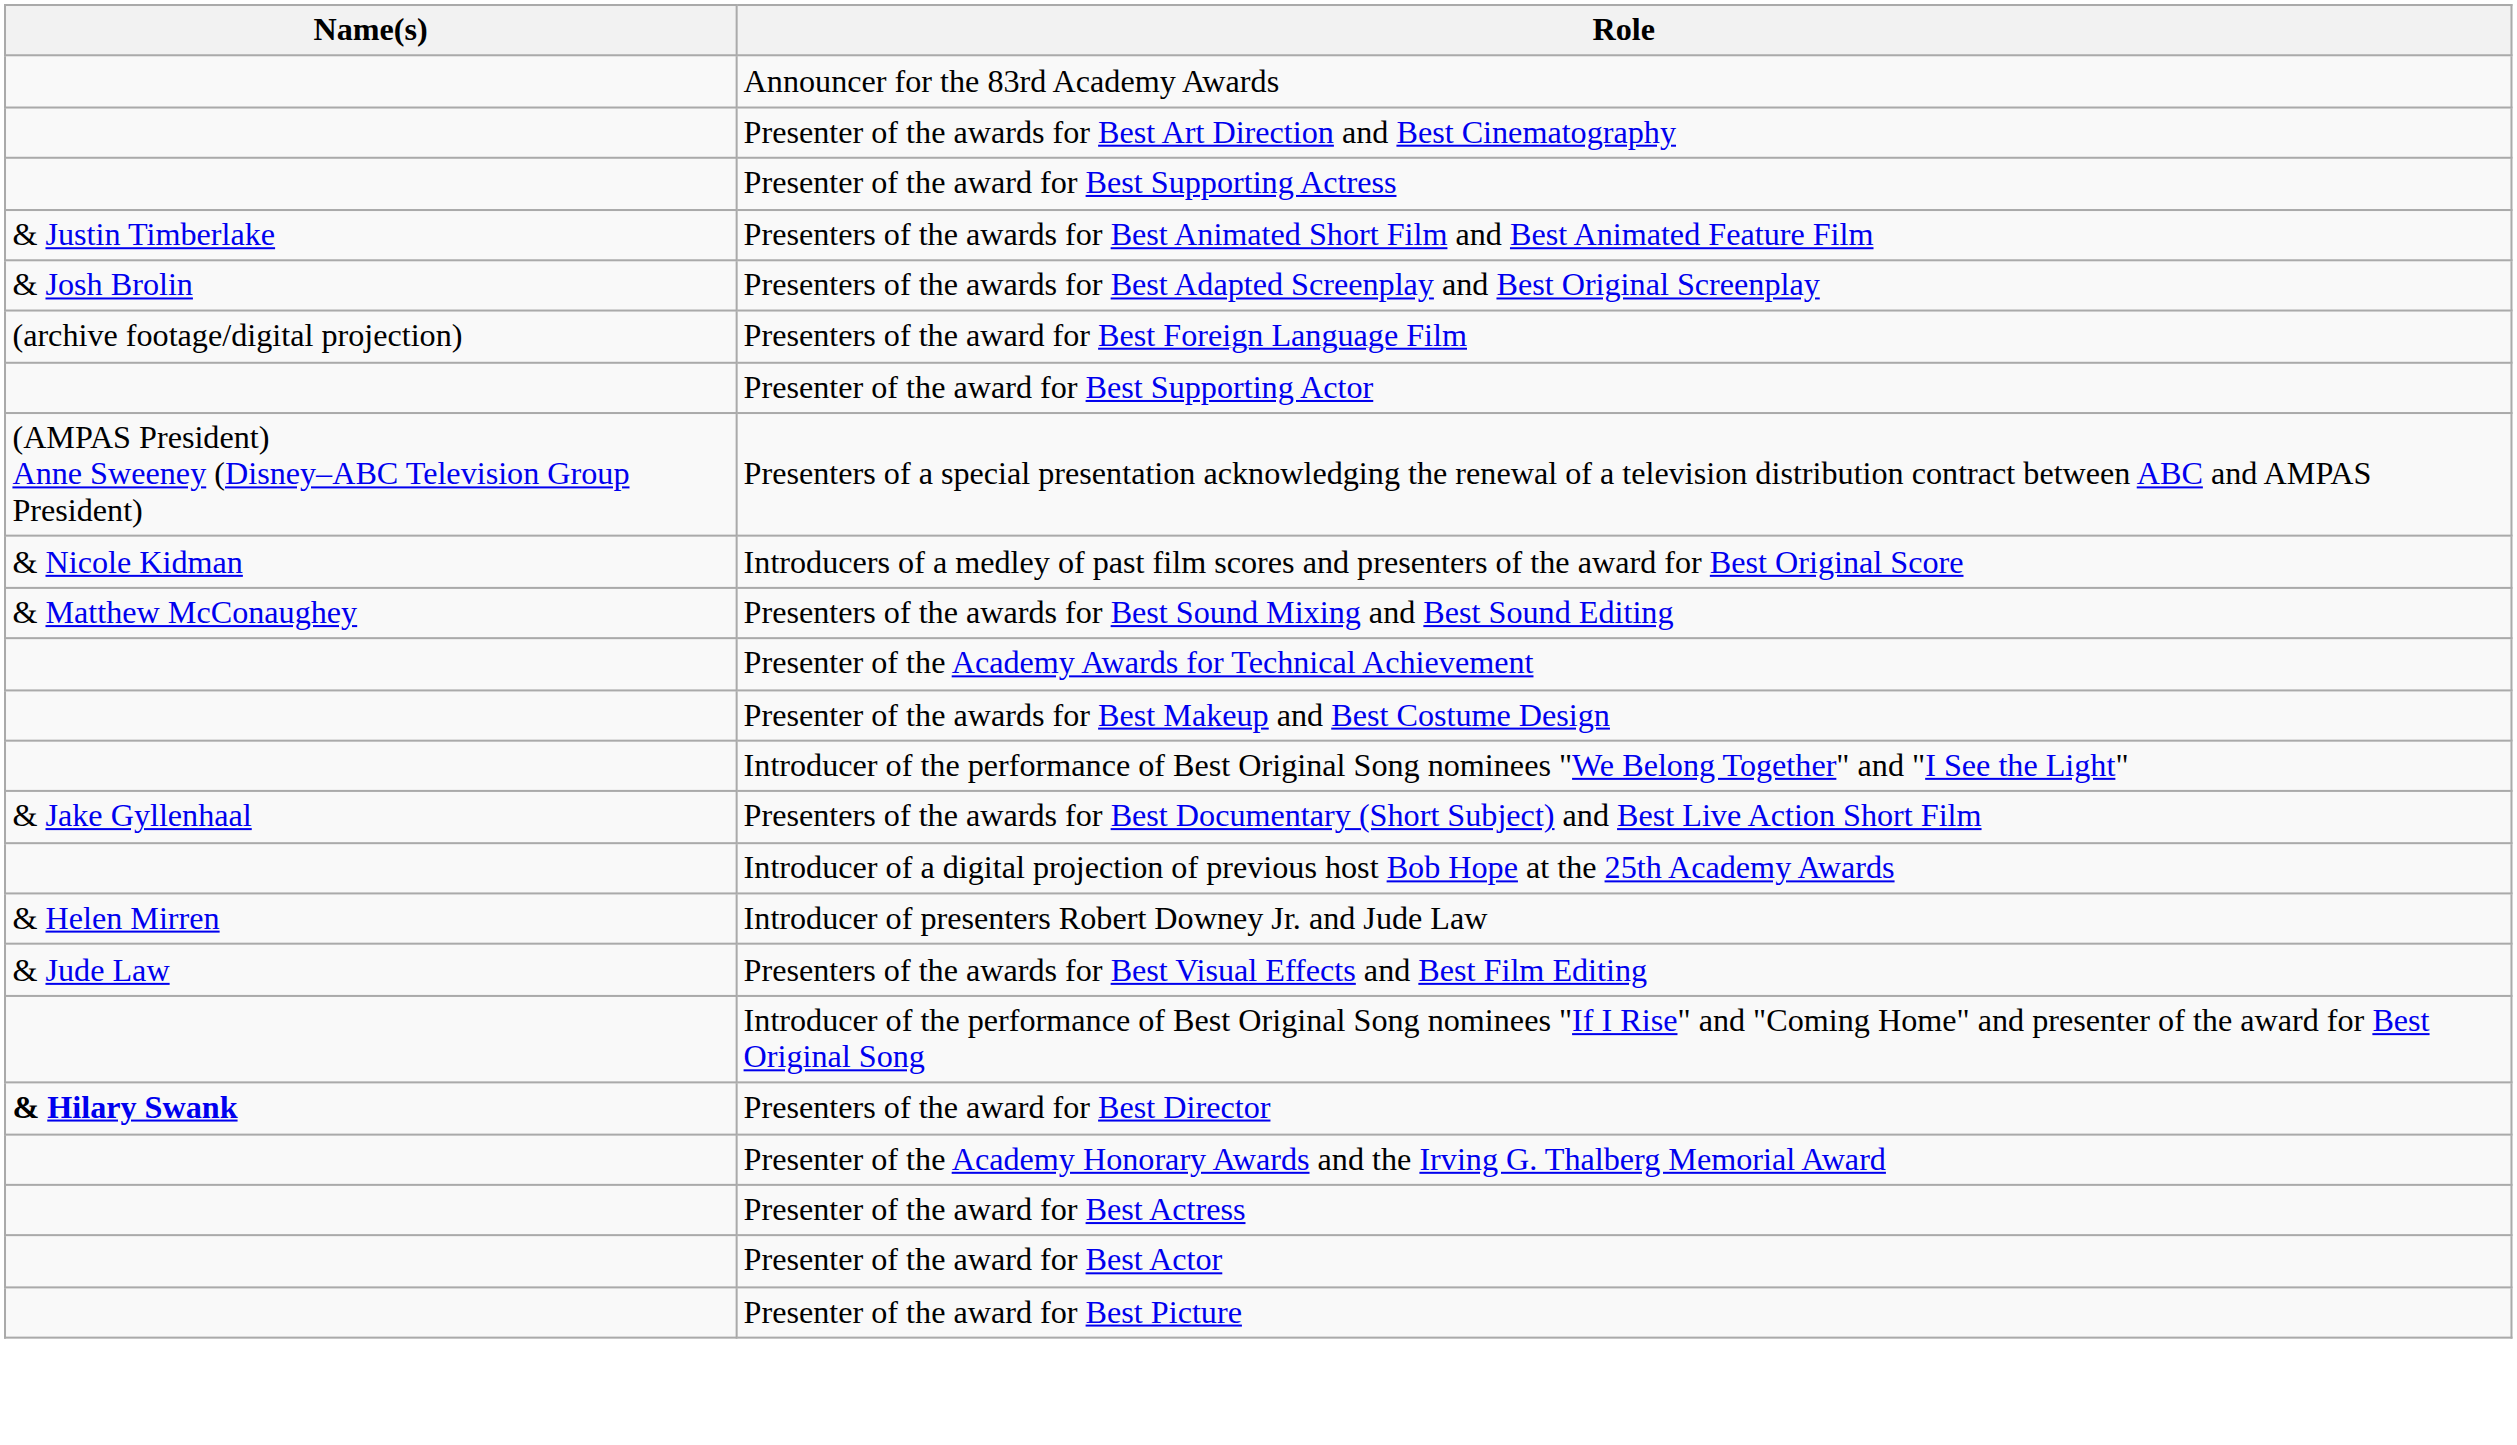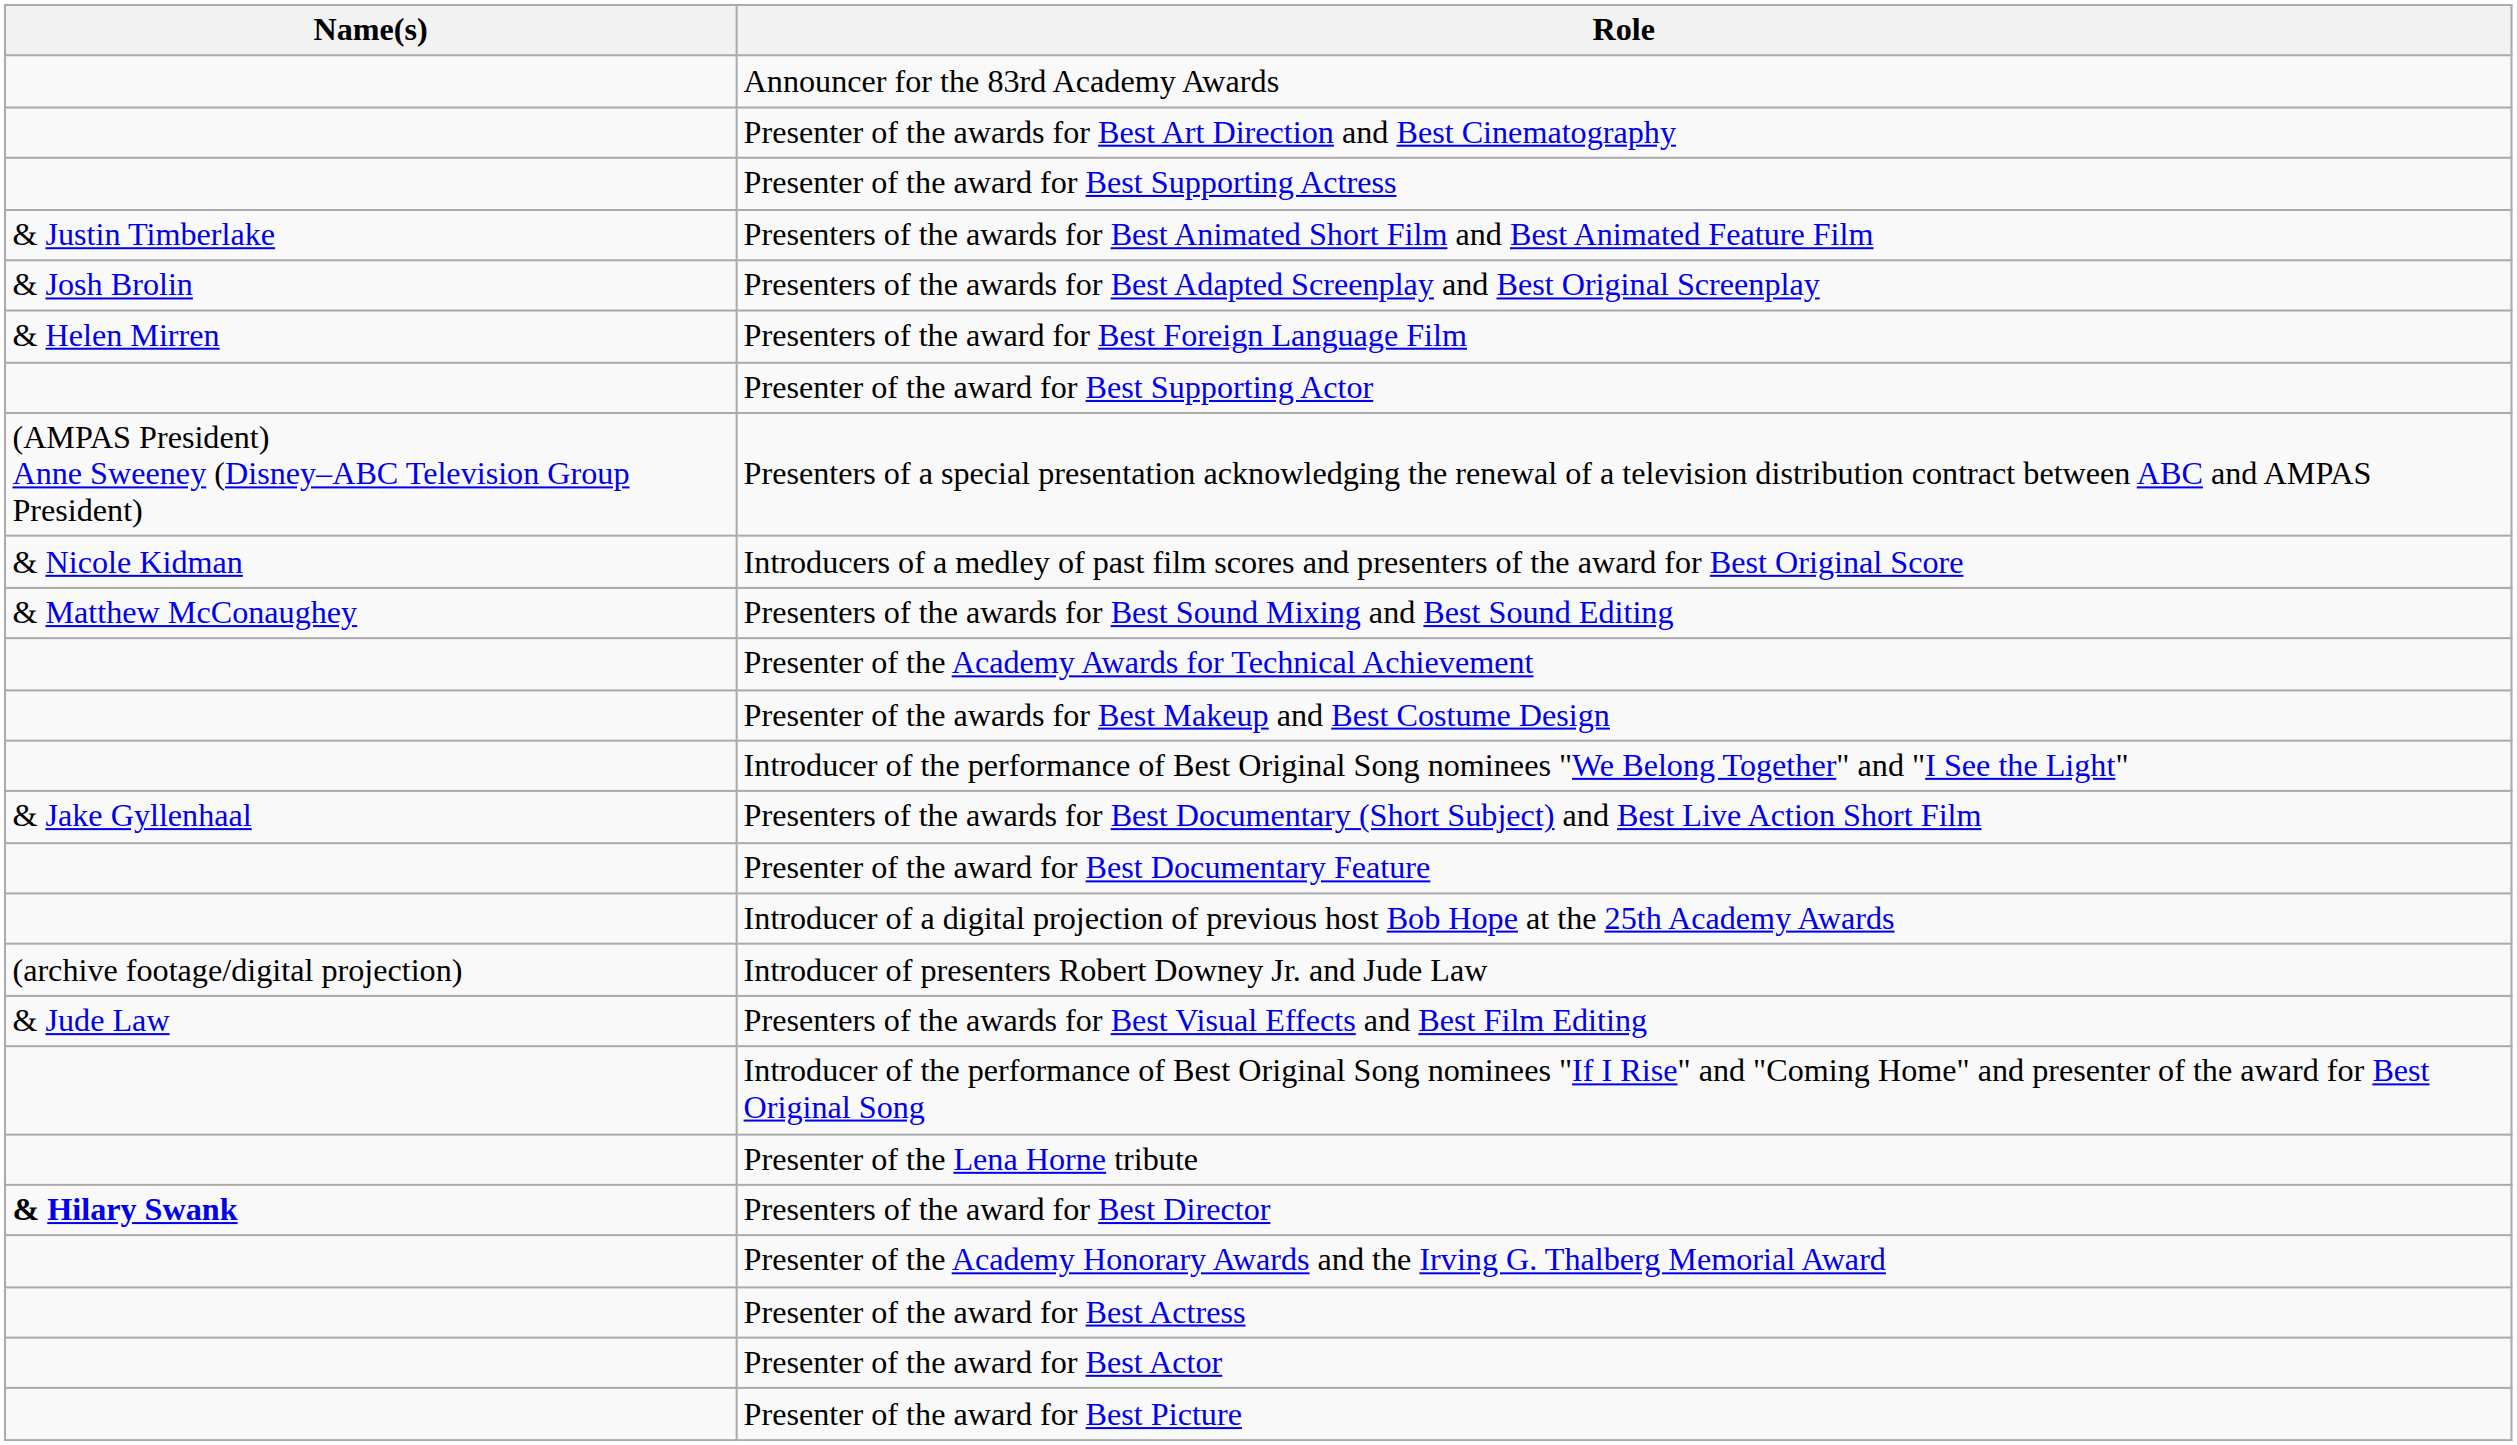(237, 336) (archive footage/digital projection) -> (116, 336) & Helen Mirren
+ row: (1087, 867)
(116, 918) & Helen Mirren -> (237, 969) (archive footage/digital projection)
+ row: (971, 1158)
